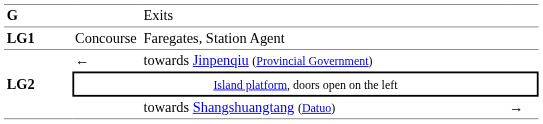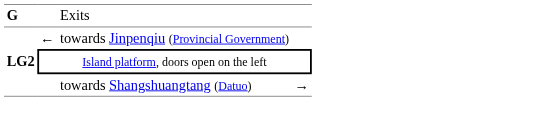- row: (106, 38)
